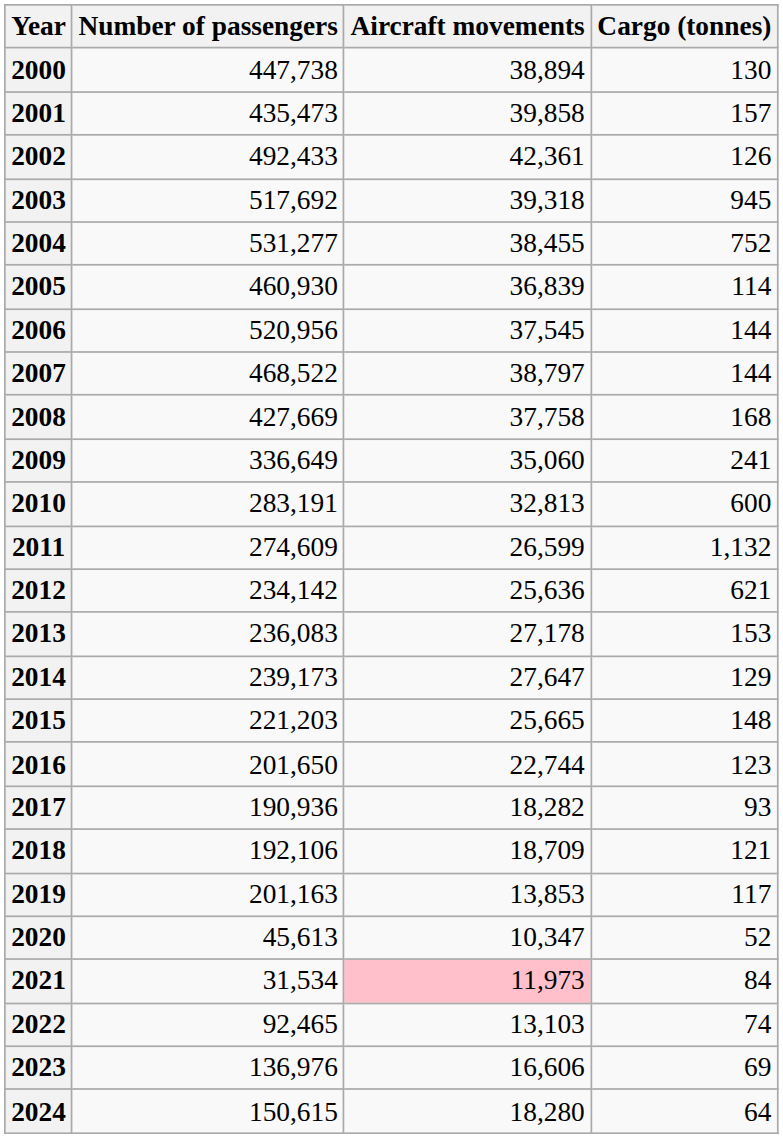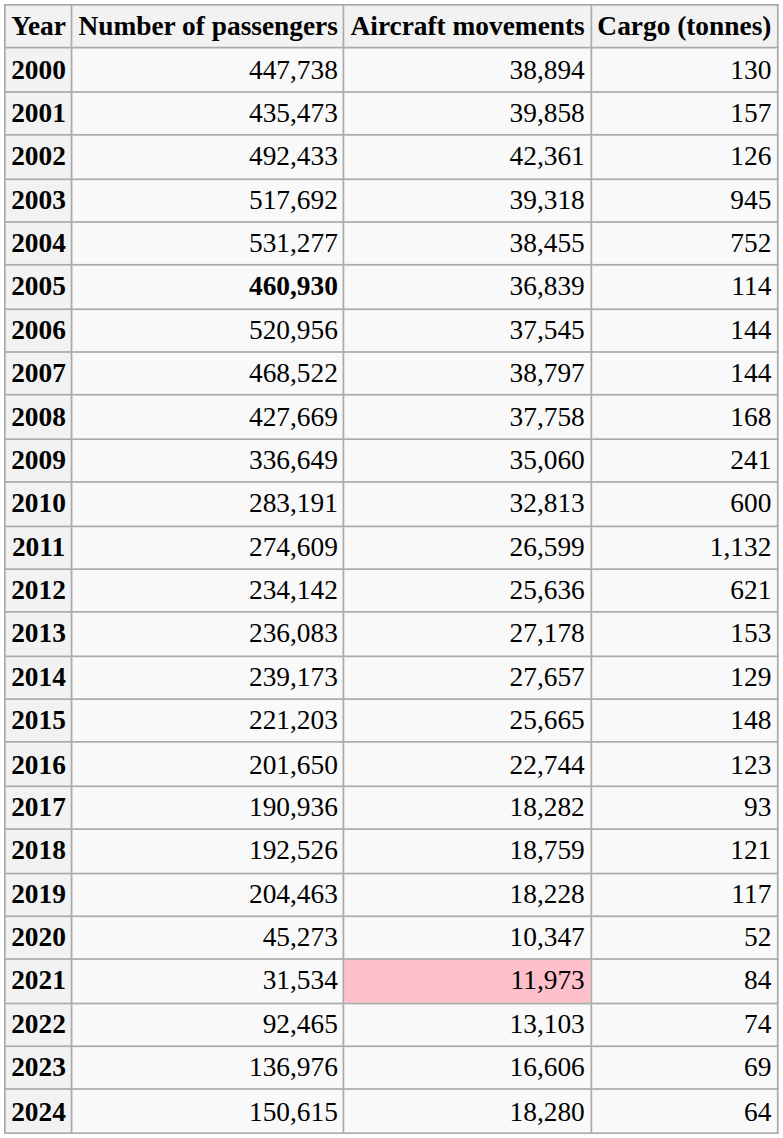(293, 286) normal -> (293, 286) bold
(547, 677) 27,647 -> (547, 677) 27,657
(293, 850) 192,106 -> (293, 850) 192,526
(547, 850) 18,709 -> (547, 850) 18,759
(293, 894) 201,163 -> (293, 894) 204,463
(547, 894) 13,853 -> (547, 894) 18,228
(300, 937) 45,613 -> (300, 937) 45,273
